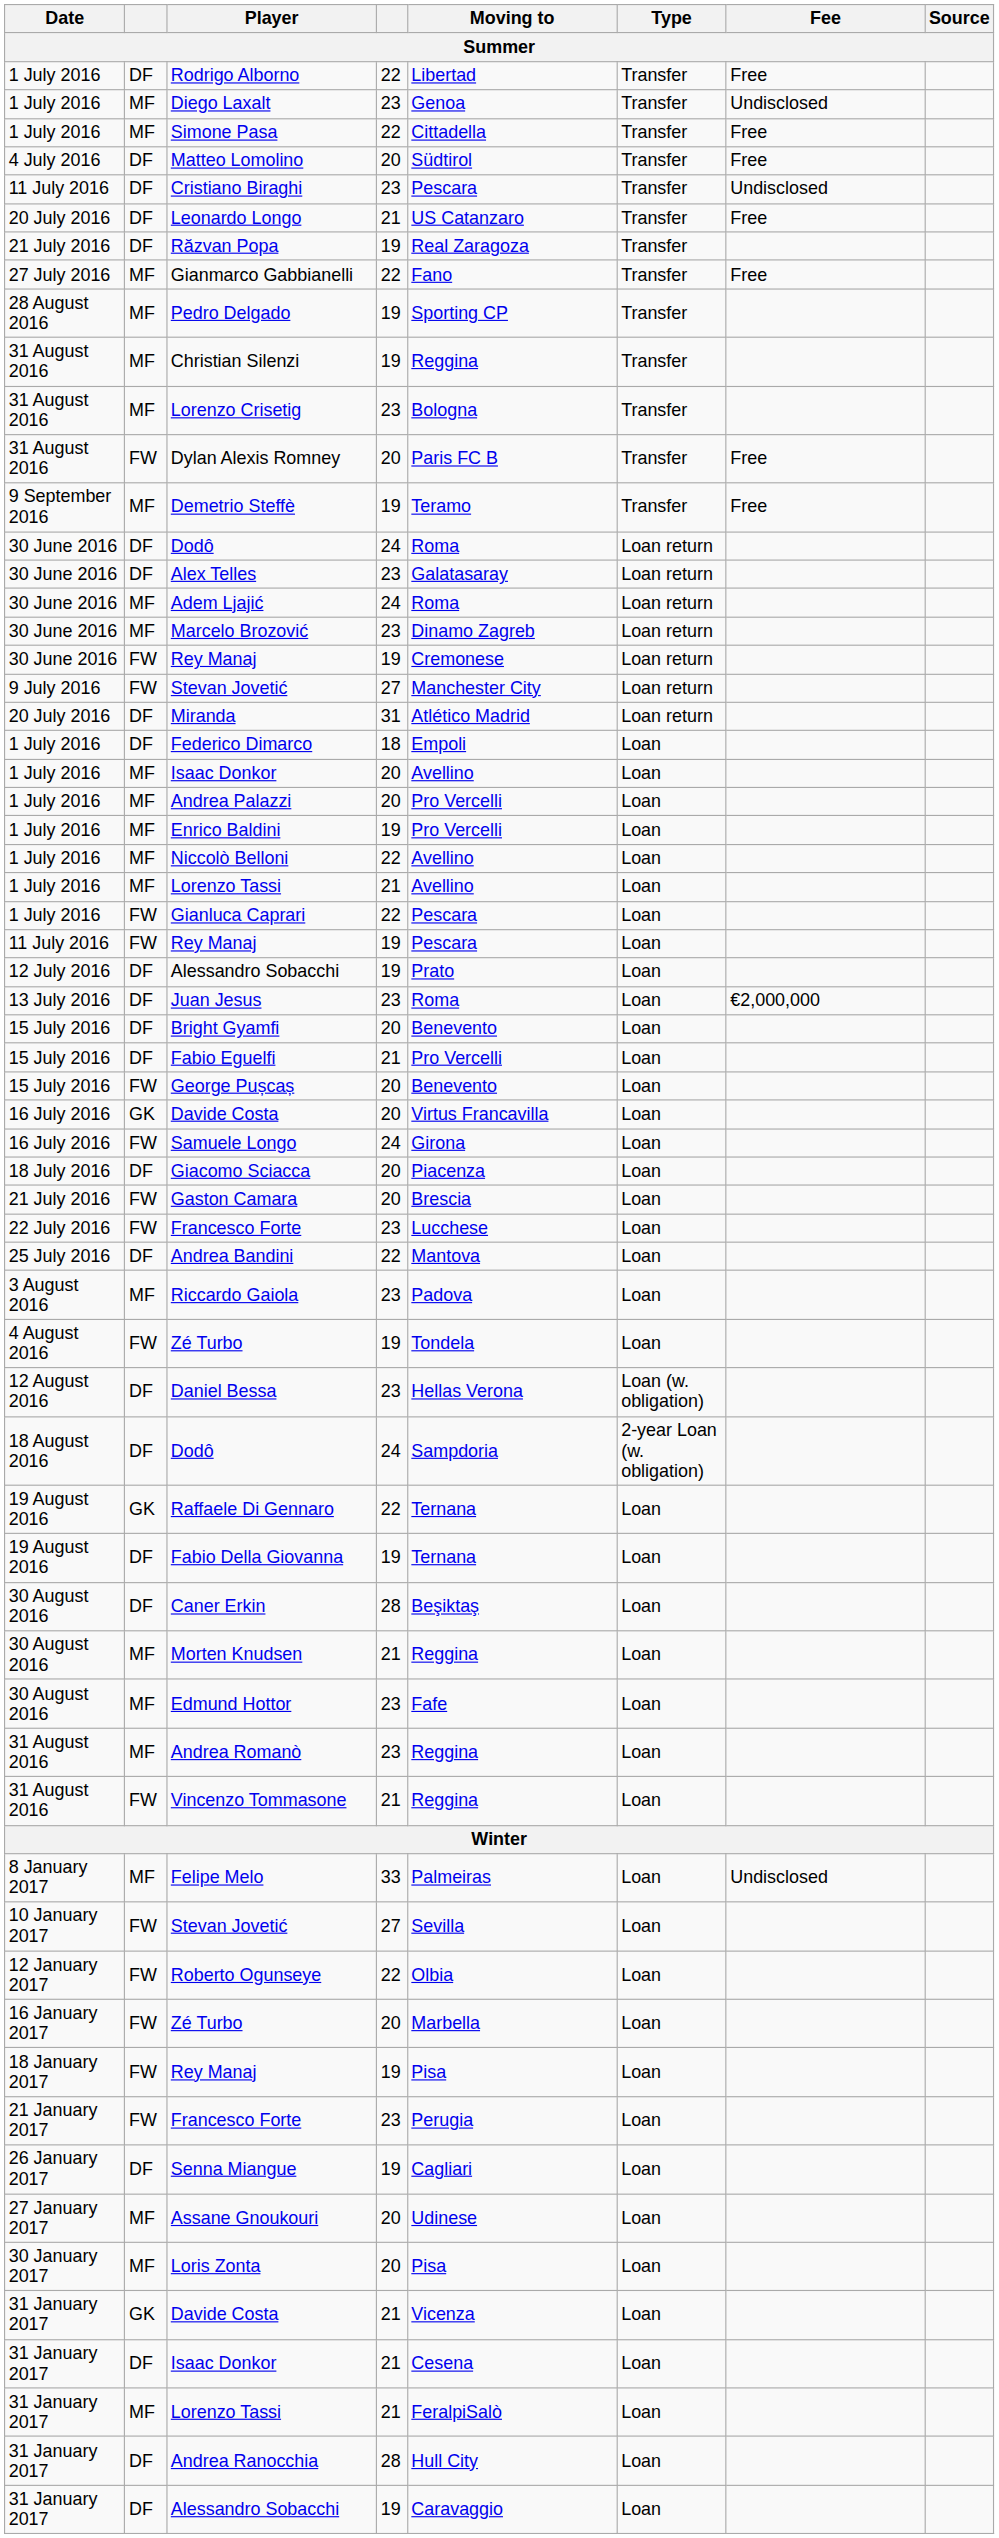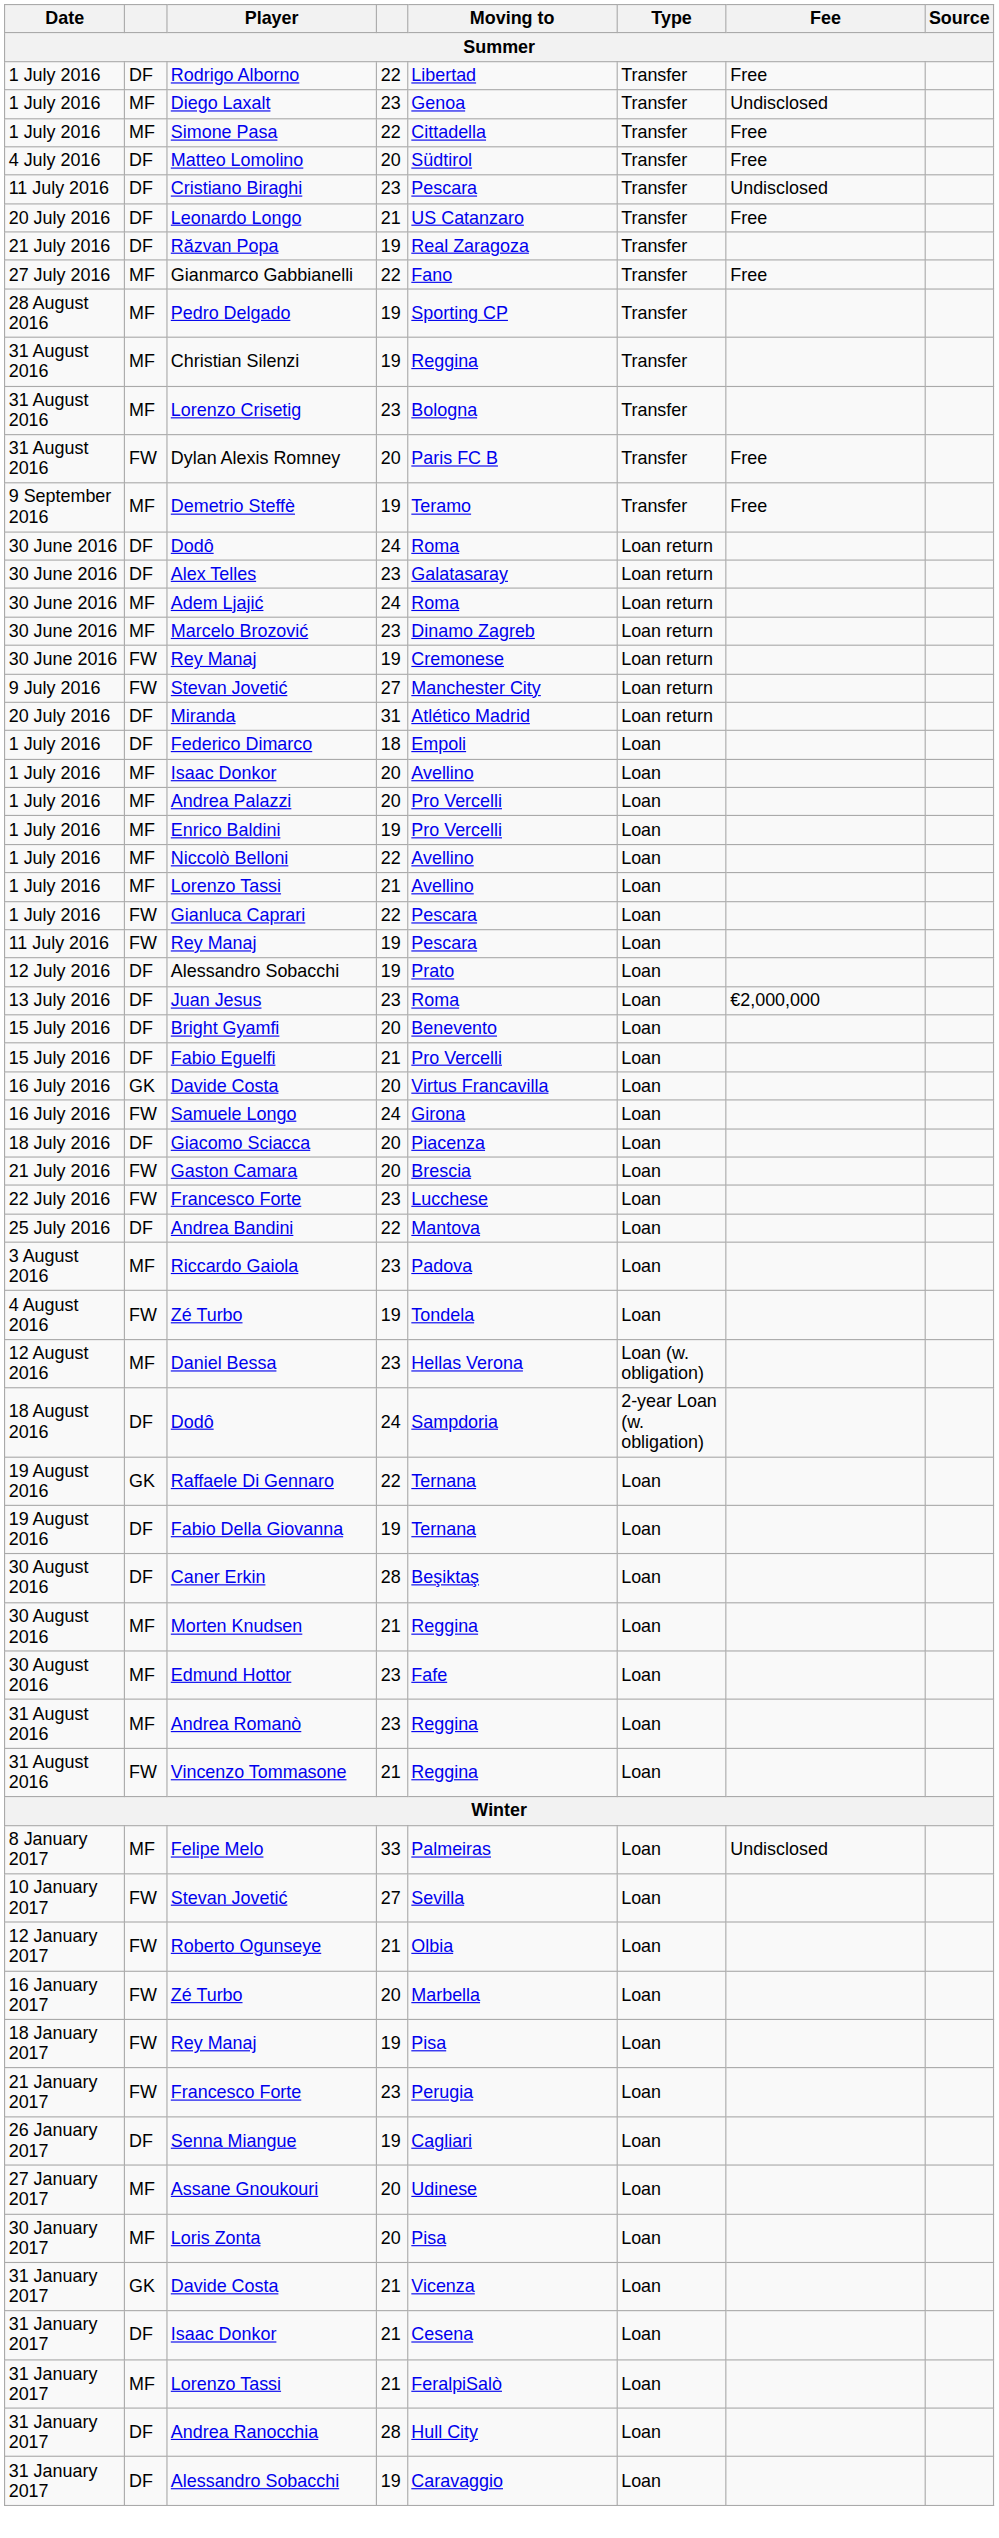- row: (60, 1085)
(141, 1391) DF -> (142, 1363) MF
(391, 1974) 22 -> (391, 1946) 21
